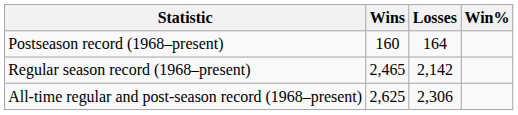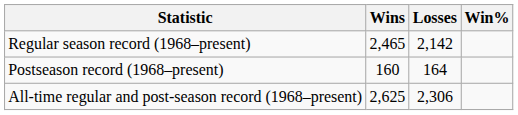rows swapped: (129, 70) <-> (116, 44)
